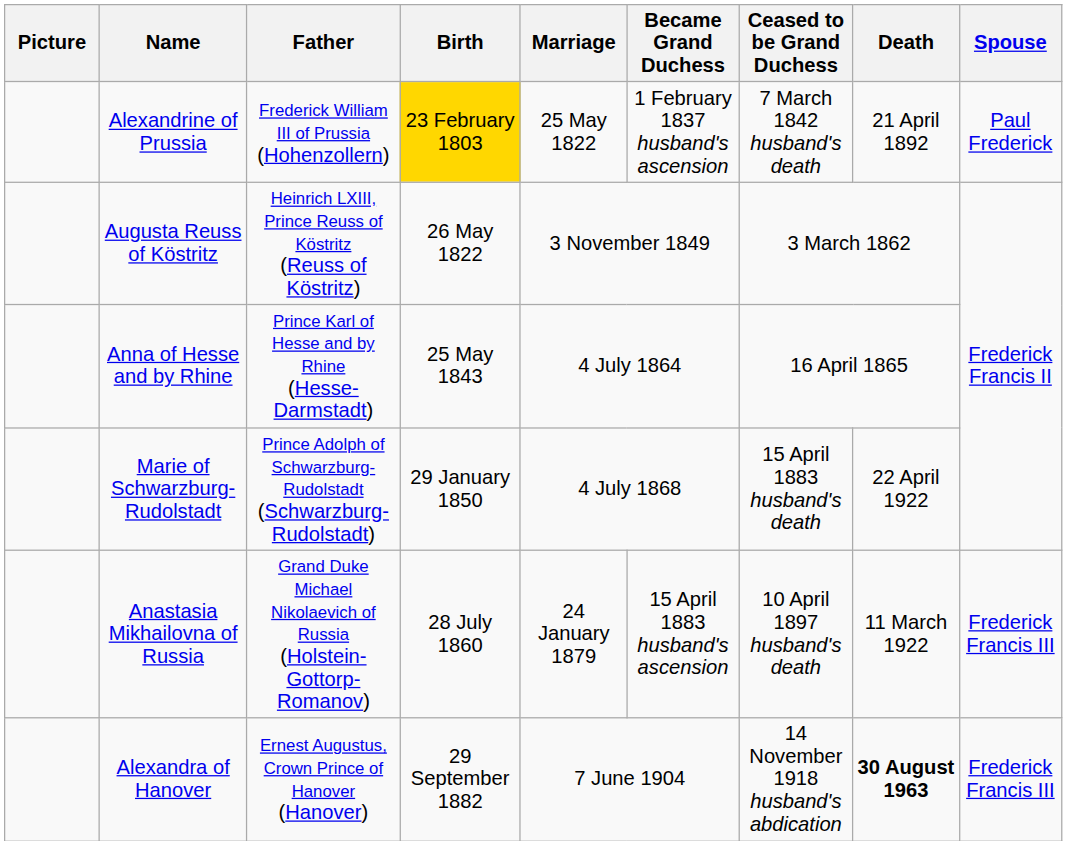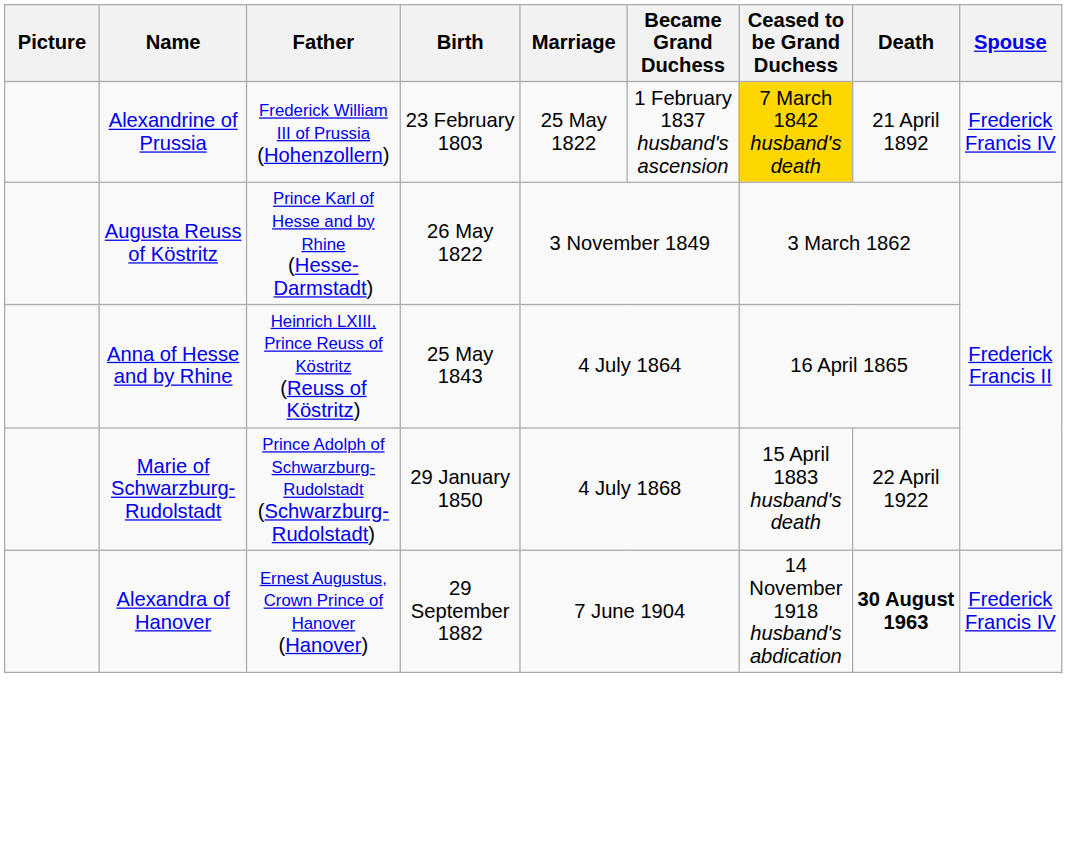(460, 131) gold background -> (460, 131) no background
(796, 131) no background -> (796, 131) gold background
(1010, 131) Paul Frederick -> (1010, 131) Frederick Francis IV
(323, 244) Heinrich LXIII, Prince Reuss of Köstritz (Reuss of Köstritz) -> (323, 244) Prince Karl of Hesse and by Rhine (Hesse-Darmstadt)
(323, 367) Prince Karl of Hesse and by Rhine (Hesse-Darmstadt) -> (323, 367) Heinrich LXIII, Prince Reuss of Köstritz (Reuss of Köstritz)
- row: (173, 633)
(1010, 779) Frederick Francis III -> (1010, 611) Frederick Francis IV
